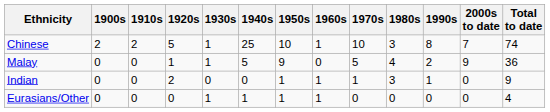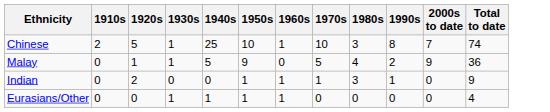- column: (110, 19)
